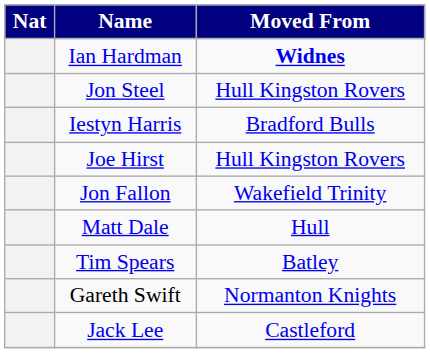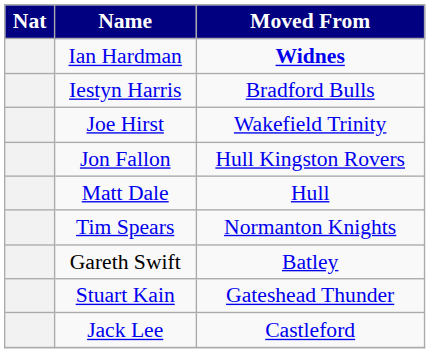- row: (125, 90)
(310, 158) Hull Kingston Rovers -> (310, 124) Wakefield Trinity
(310, 192) Wakefield Trinity -> (310, 158) Hull Kingston Rovers
(310, 261) Batley -> (310, 227) Normanton Knights
(310, 295) Normanton Knights -> (310, 261) Batley
+ row: (125, 295)
